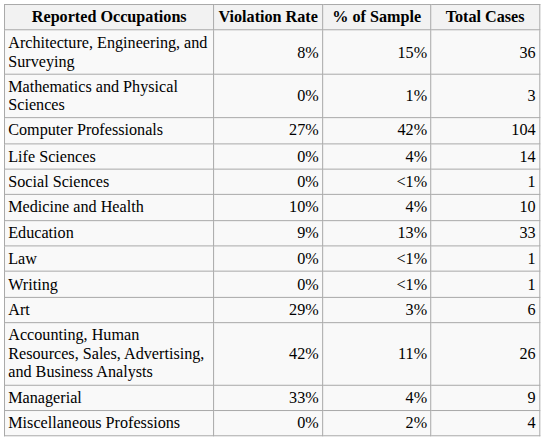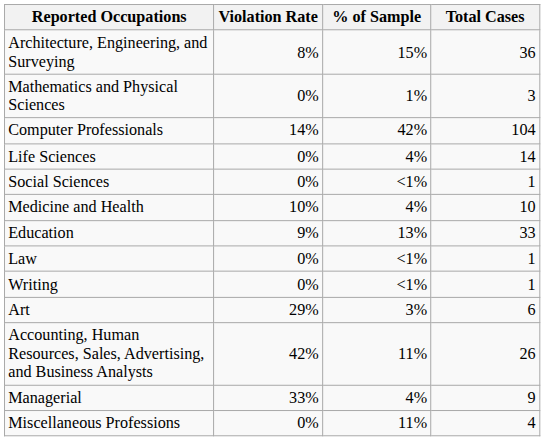(304, 130) 27% -> (304, 130) 14%
(416, 423) 2% -> (413, 423) 11%
